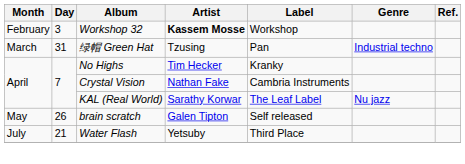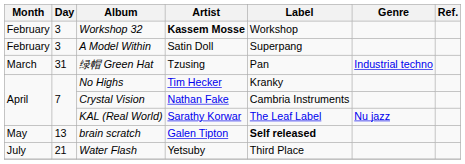+ row: (115, 47)
(61, 117) 26 -> (61, 134) 13
(281, 117) normal -> (283, 134) bold
